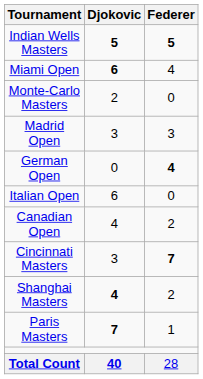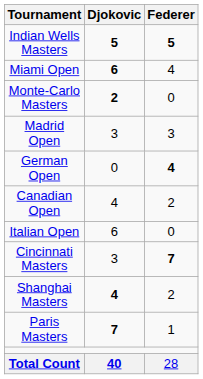(114, 98) normal -> (114, 98) bold
rows swapped: (44, 196) <-> (44, 224)
